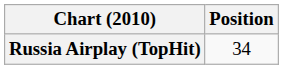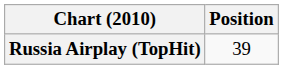(242, 49) 34 -> (242, 49) 39
